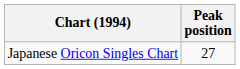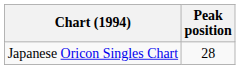(208, 53) 27 -> (208, 53) 28
